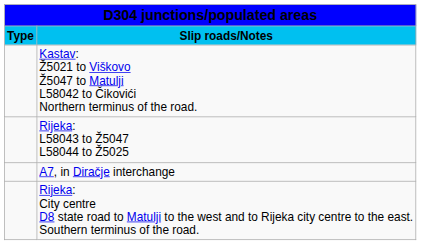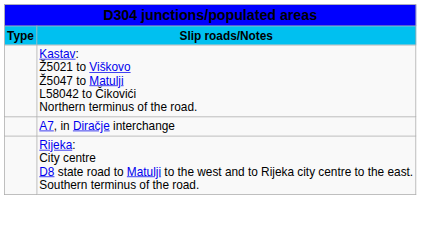- row: (84, 139)
